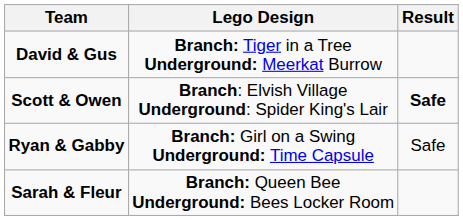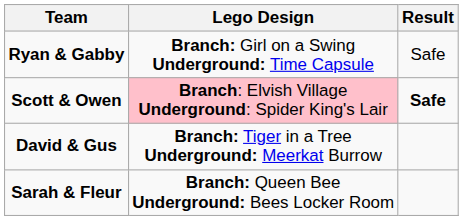rows swapped: (66, 54) <-> (66, 146)
(263, 100) no background -> (263, 100) pink background
